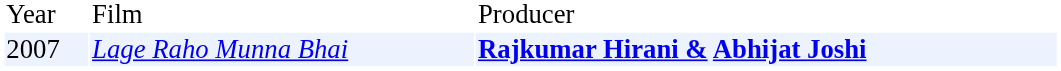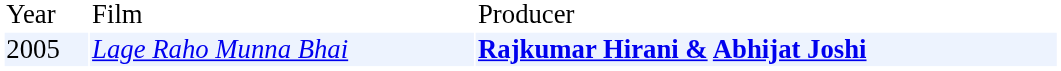(33, 49) 2007 -> (33, 49) 2005
